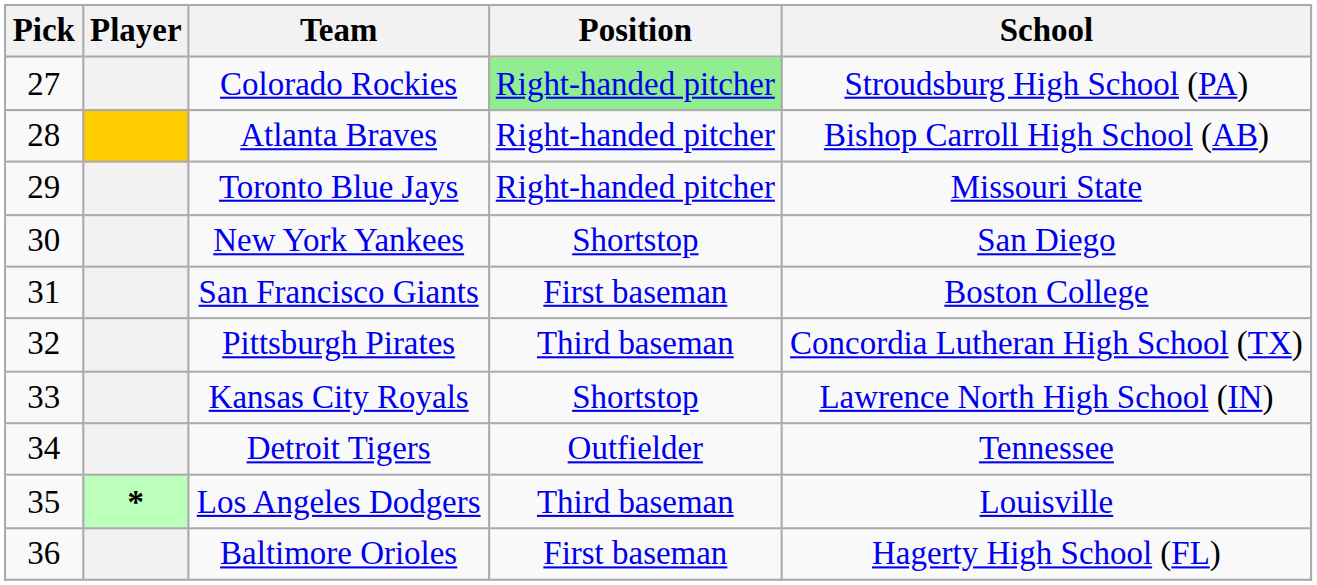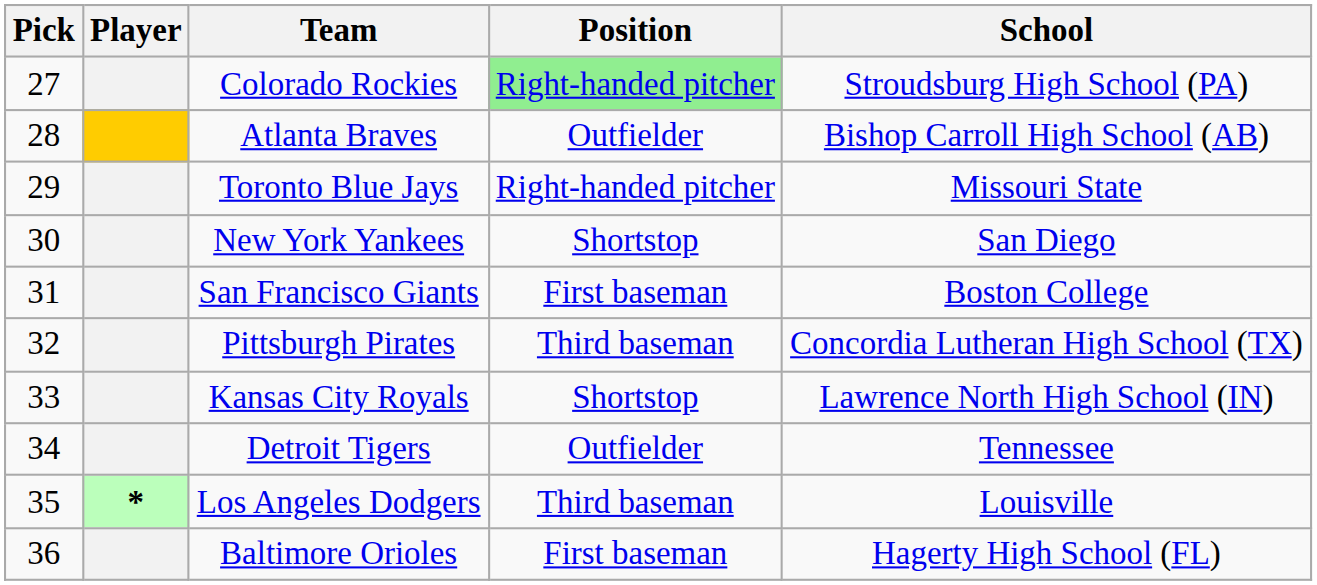(635, 135) Right-handed pitcher -> (635, 135) Outfielder
